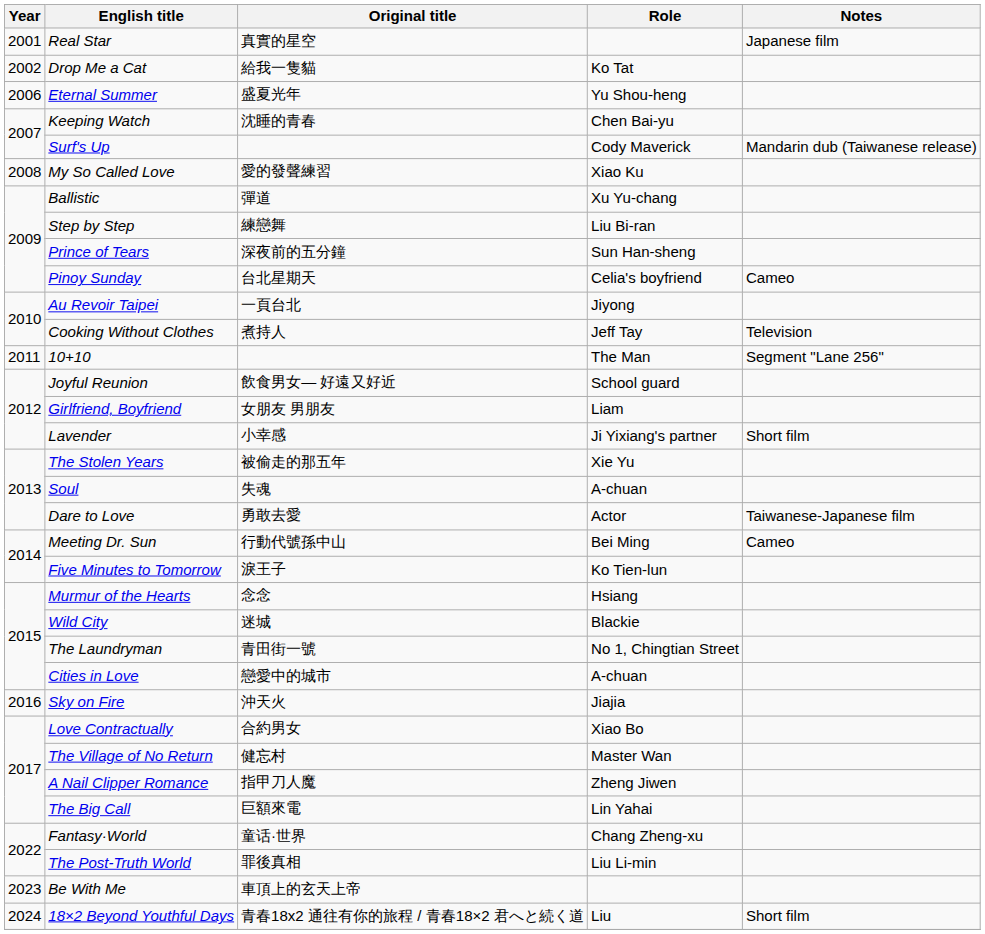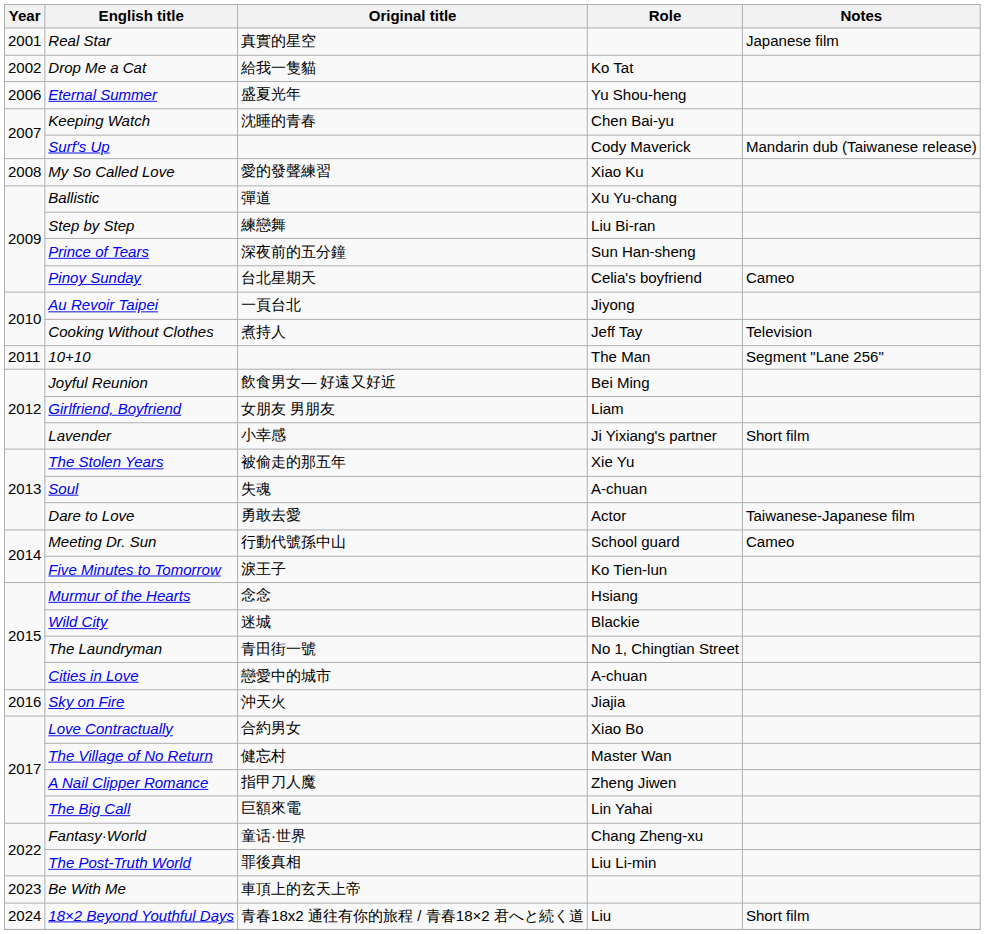(635, 382) School guard -> (620, 382) Bei Ming
(620, 542) Bei Ming -> (635, 542) School guard
